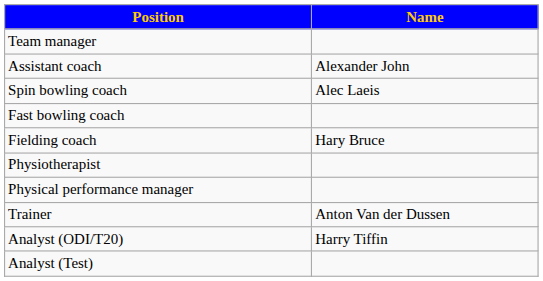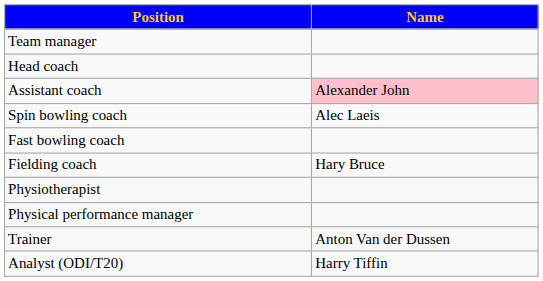+ row: (43, 65)
(362, 65) no background -> (362, 90) pink background
- row: (51, 263)
